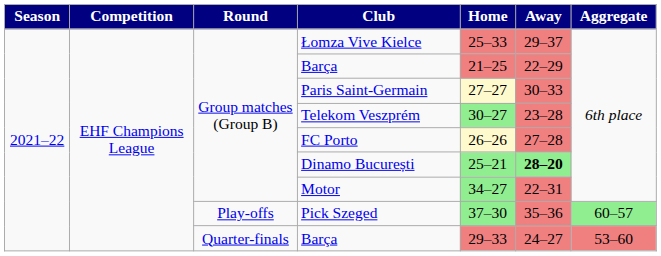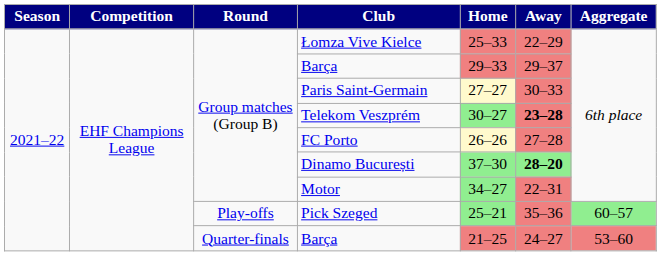(543, 41) 29–37 -> (543, 41) 22–29
(488, 66) 21–25 -> (488, 66) 29–33
(543, 66) 22–29 -> (543, 66) 29–37
(543, 115) normal -> (543, 115) bold
(488, 164) 25–21 -> (488, 164) 37–30
(488, 213) 37–30 -> (488, 213) 25–21
(488, 238) 29–33 -> (488, 238) 21–25
